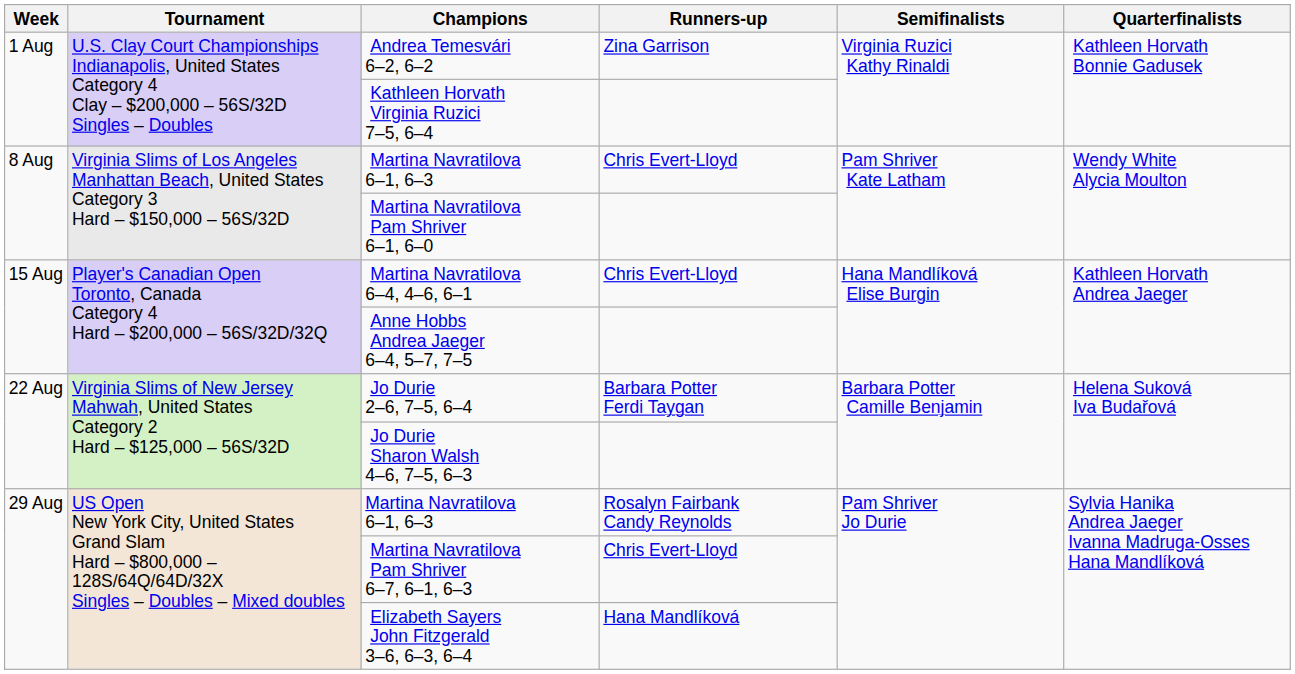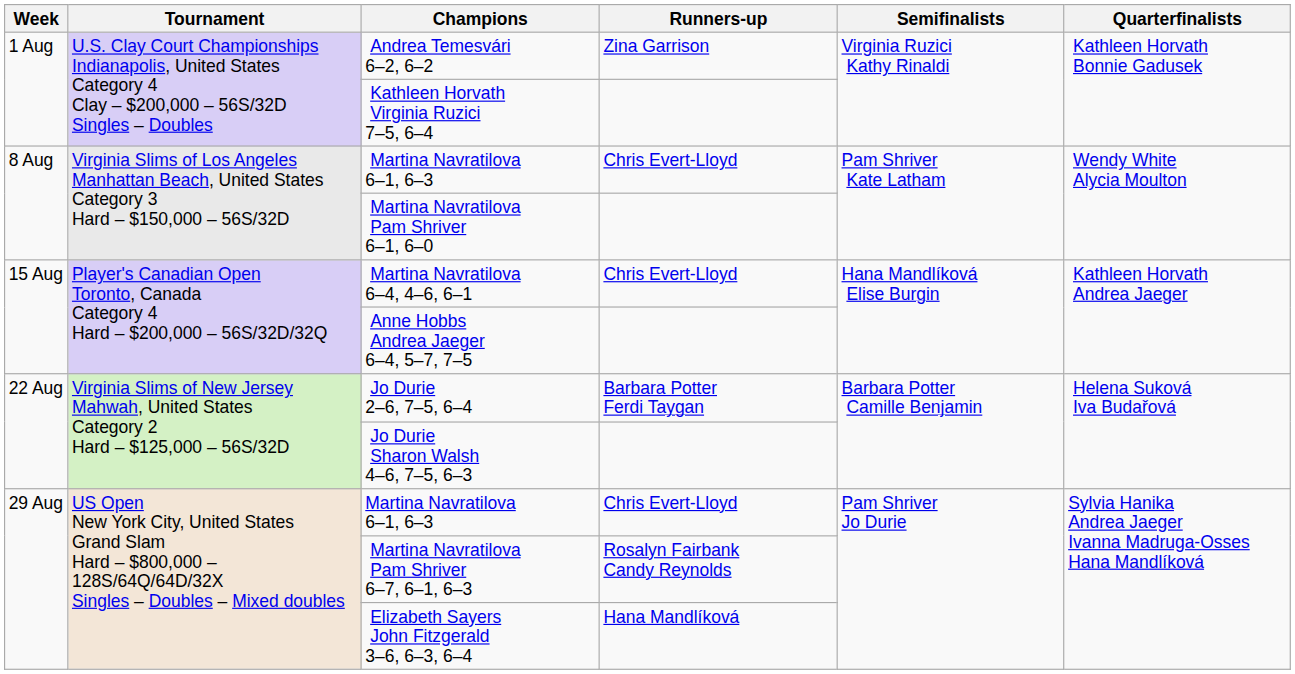(671, 512) Rosalyn Fairbank Candy Reynolds -> (670, 502) Chris Evert-Lloyd
(670, 549) Chris Evert-Lloyd -> (671, 559) Rosalyn Fairbank Candy Reynolds
